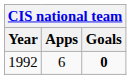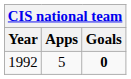(62, 62) 6 -> (62, 62) 5
